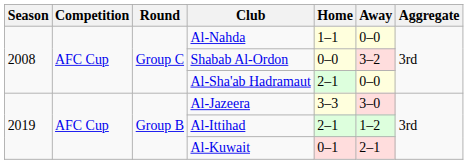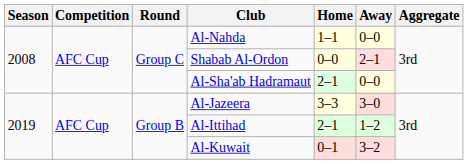(370, 59) 3–2 -> (370, 59) 2–1
(370, 147) 2–1 -> (370, 147) 3–2
